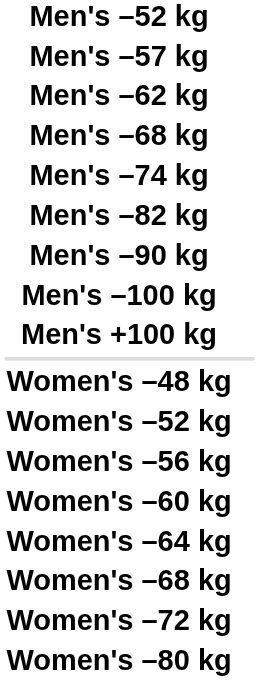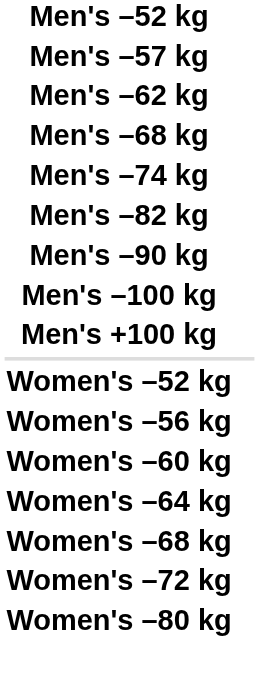- row: (119, 381)
